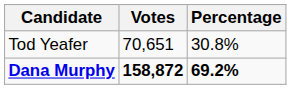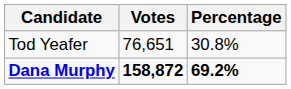(148, 44) 70,651 -> (148, 44) 76,651
